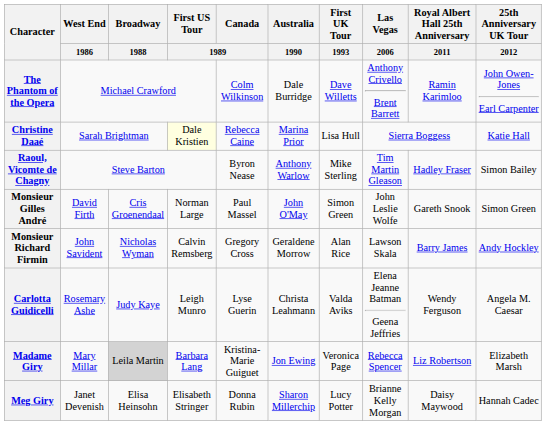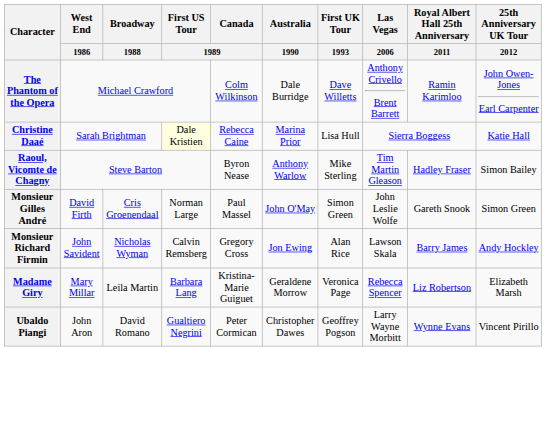(294, 248) Geraldene Morrow -> (290, 248) Jon Ewing
- row: (32, 304)
(138, 361) lightgrey background -> (132, 287) no background
(294, 361) Jon Ewing -> (290, 287) Geraldene Morrow
- row: (32, 400)
+ row: (32, 326)
